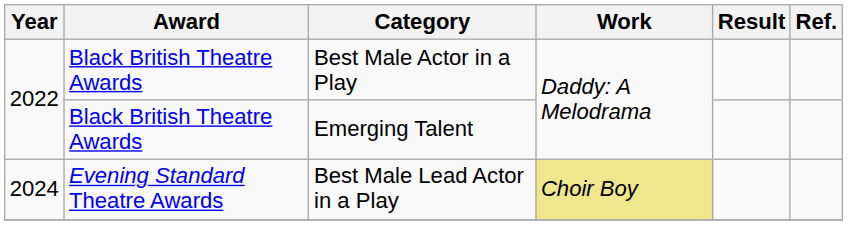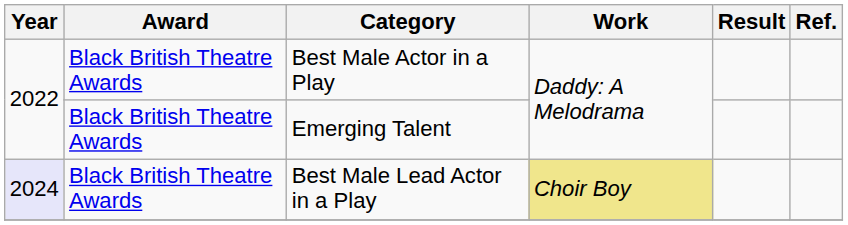(34, 189) no background -> (34, 189) lavender background
(157, 189) Evening Standard Theatre Awards -> (171, 189) Black British Theatre Awards
